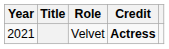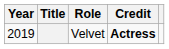(21, 33) 2021 -> (21, 33) 2019
